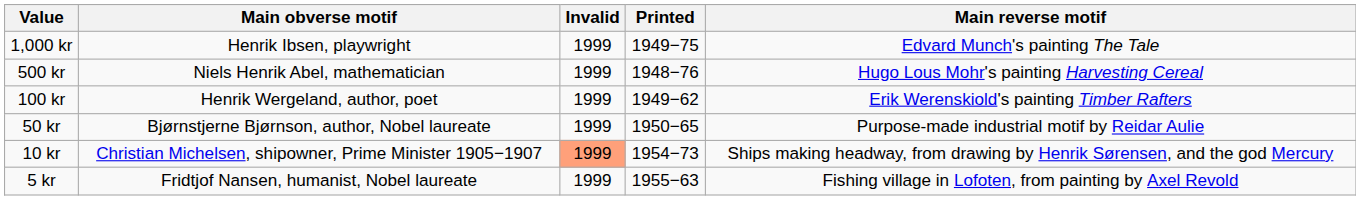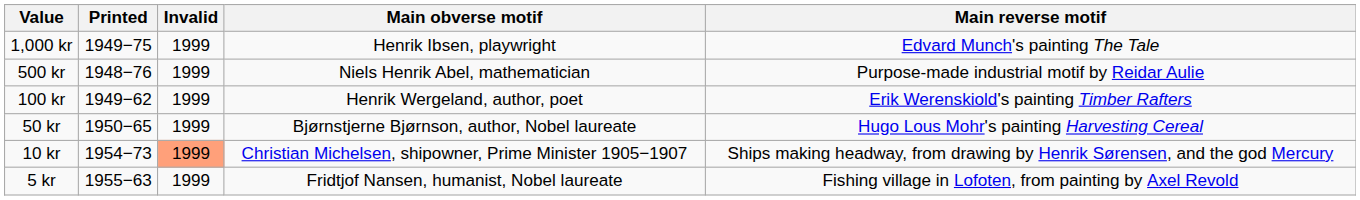columns swapped: (665, 18) <-> (319, 18)
(1031, 72) Hugo Lous Mohr's painting Harvesting Cereal -> (1031, 72) Purpose-made industrial motif by Reidar Aulie
(1031, 126) Purpose-made industrial motif by Reidar Aulie -> (1031, 126) Hugo Lous Mohr's painting Harvesting Cereal
